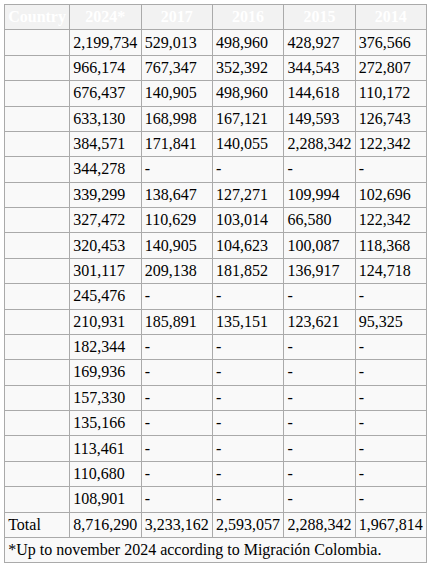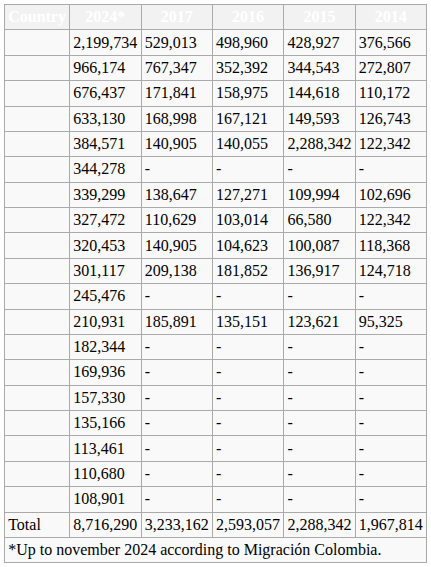(171, 93) 140,905 -> (171, 93) 171,841
(242, 93) 498,960 -> (242, 93) 158,975
(171, 144) 171,841 -> (171, 144) 140,905
